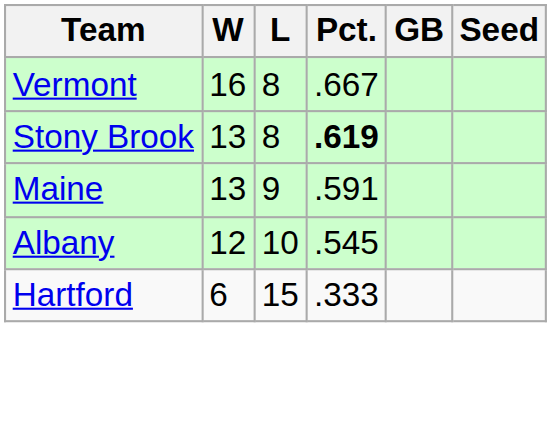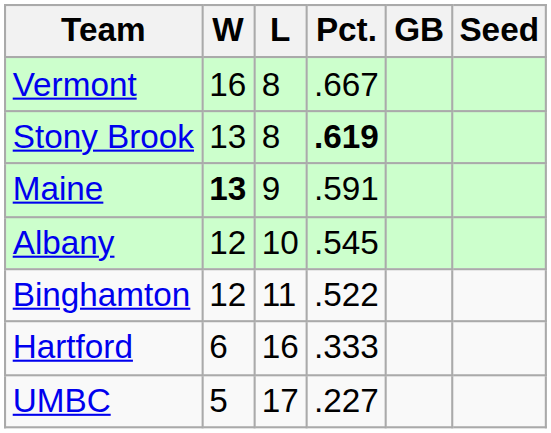(228, 189) normal -> (228, 189) bold
+ row: (102, 294)
(280, 294) 15 -> (280, 347) 16
+ row: (62, 400)
